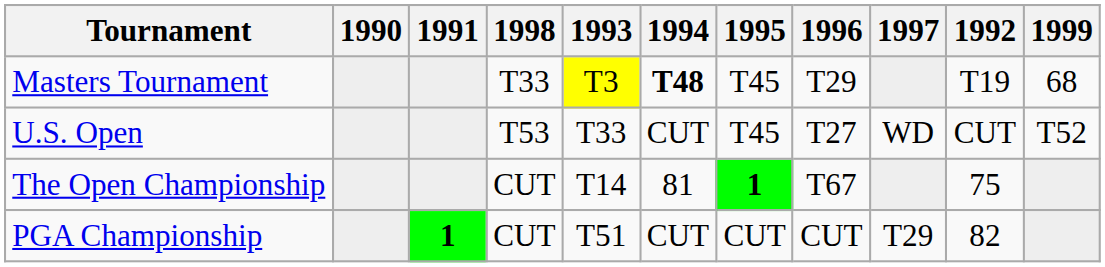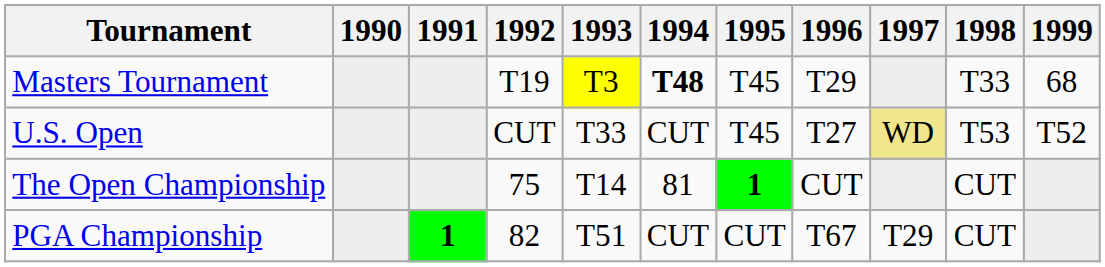columns swapped: (985, 30) <-> (524, 30)
(908, 133) no background -> (908, 133) khaki background
(831, 184) T67 -> (831, 184) CUT
(831, 235) CUT -> (831, 235) T67
